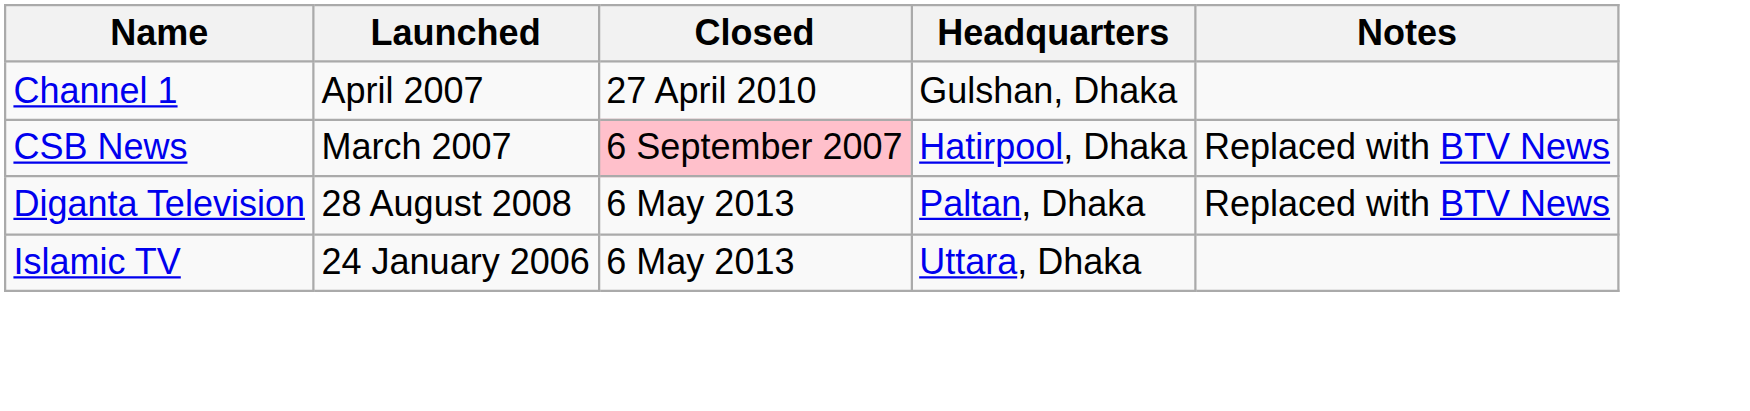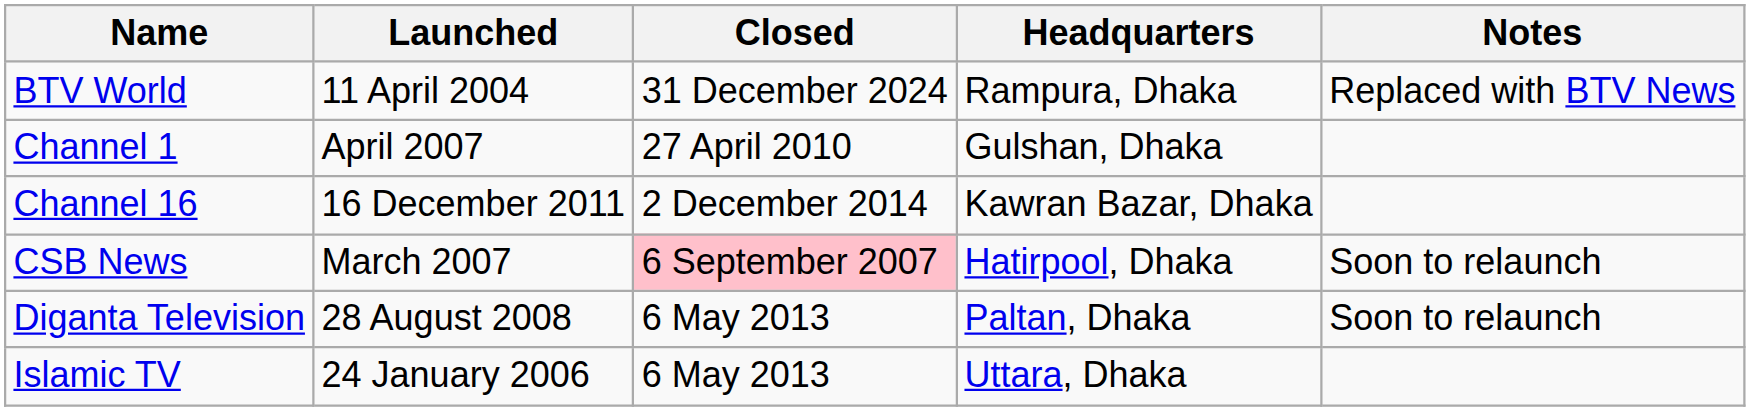+ row: (100, 90)
+ row: (105, 204)
(1407, 147) Replaced with BTV News -> (1465, 261) Soon to relaunch
(1407, 204) Replaced with BTV News -> (1465, 318) Soon to relaunch
